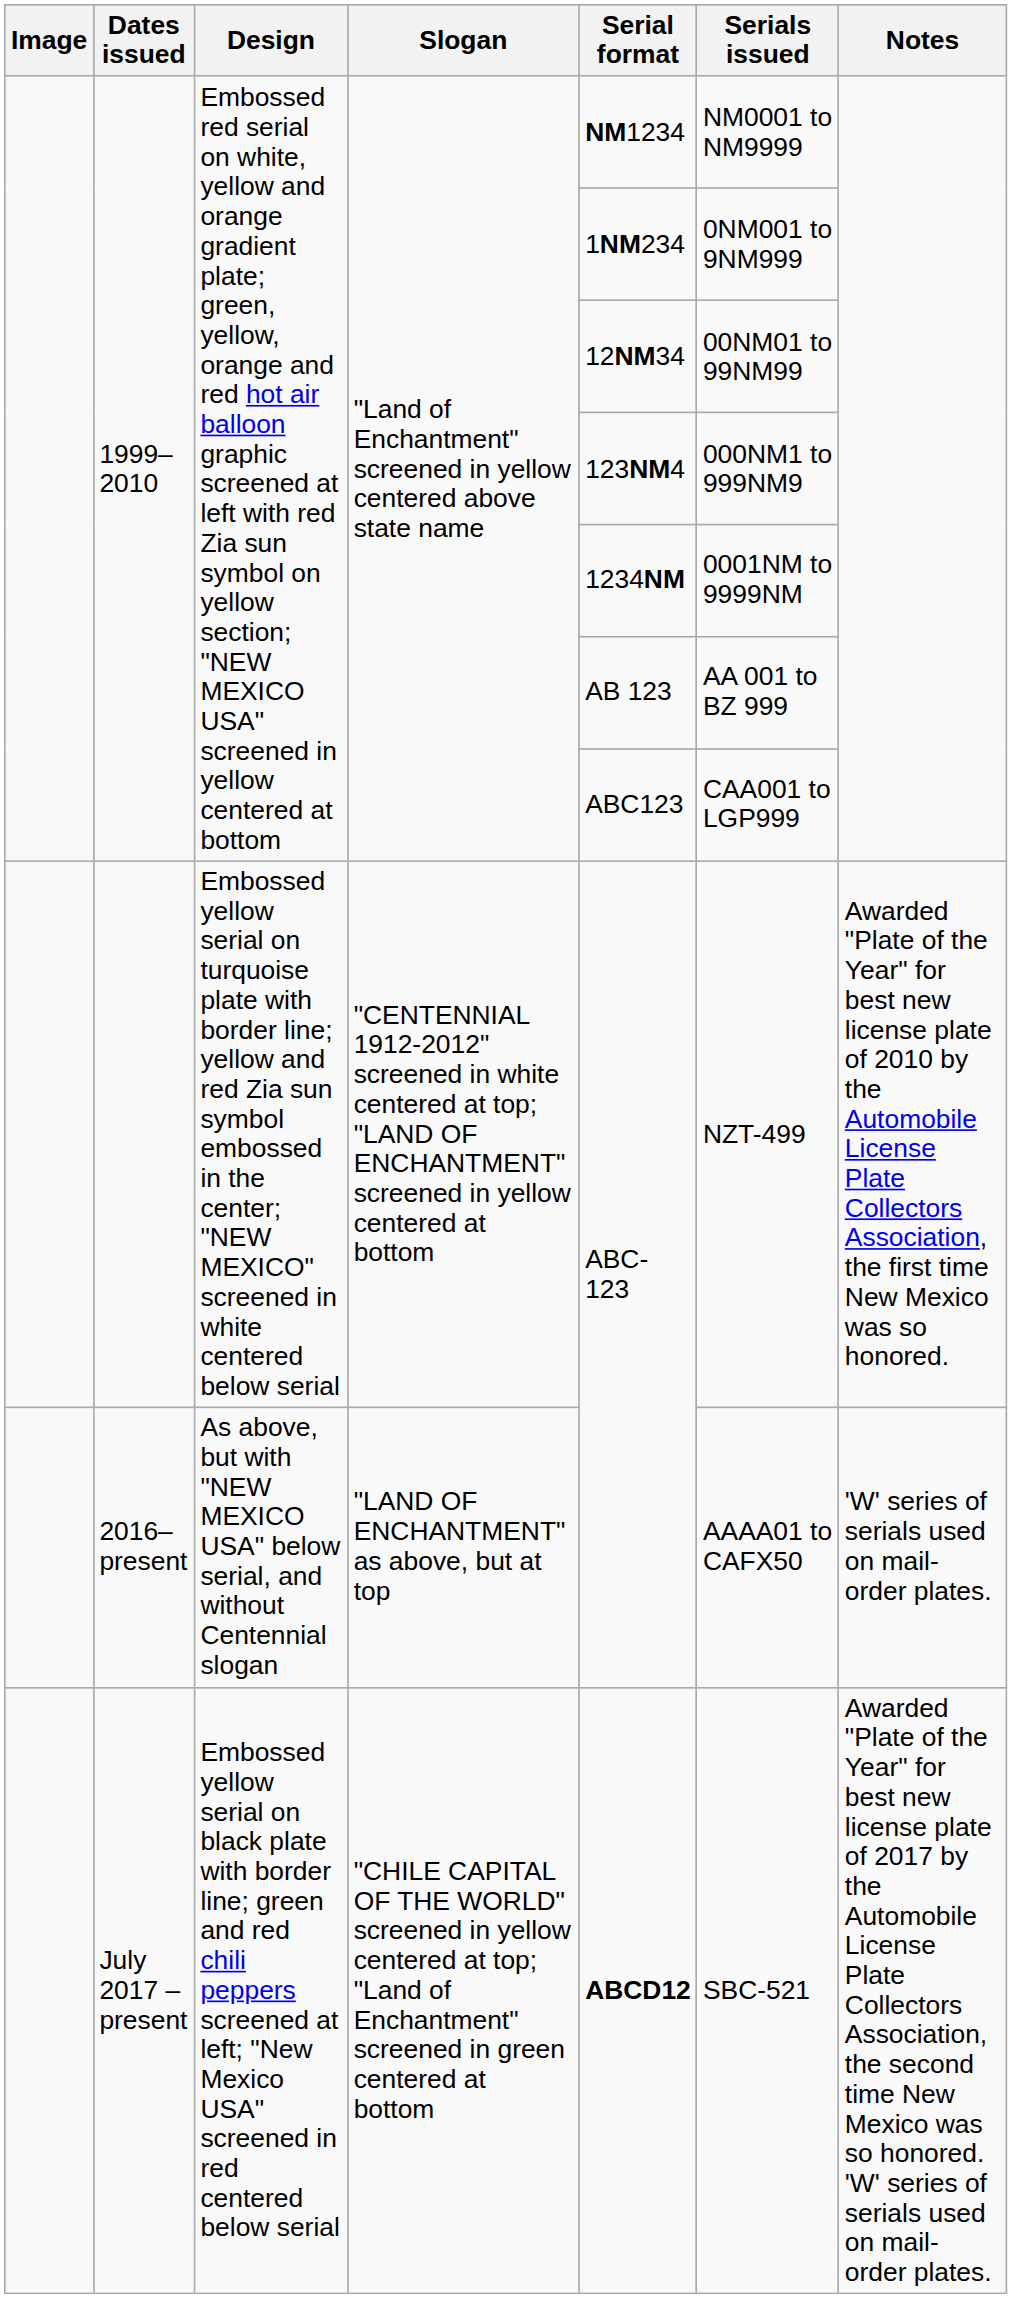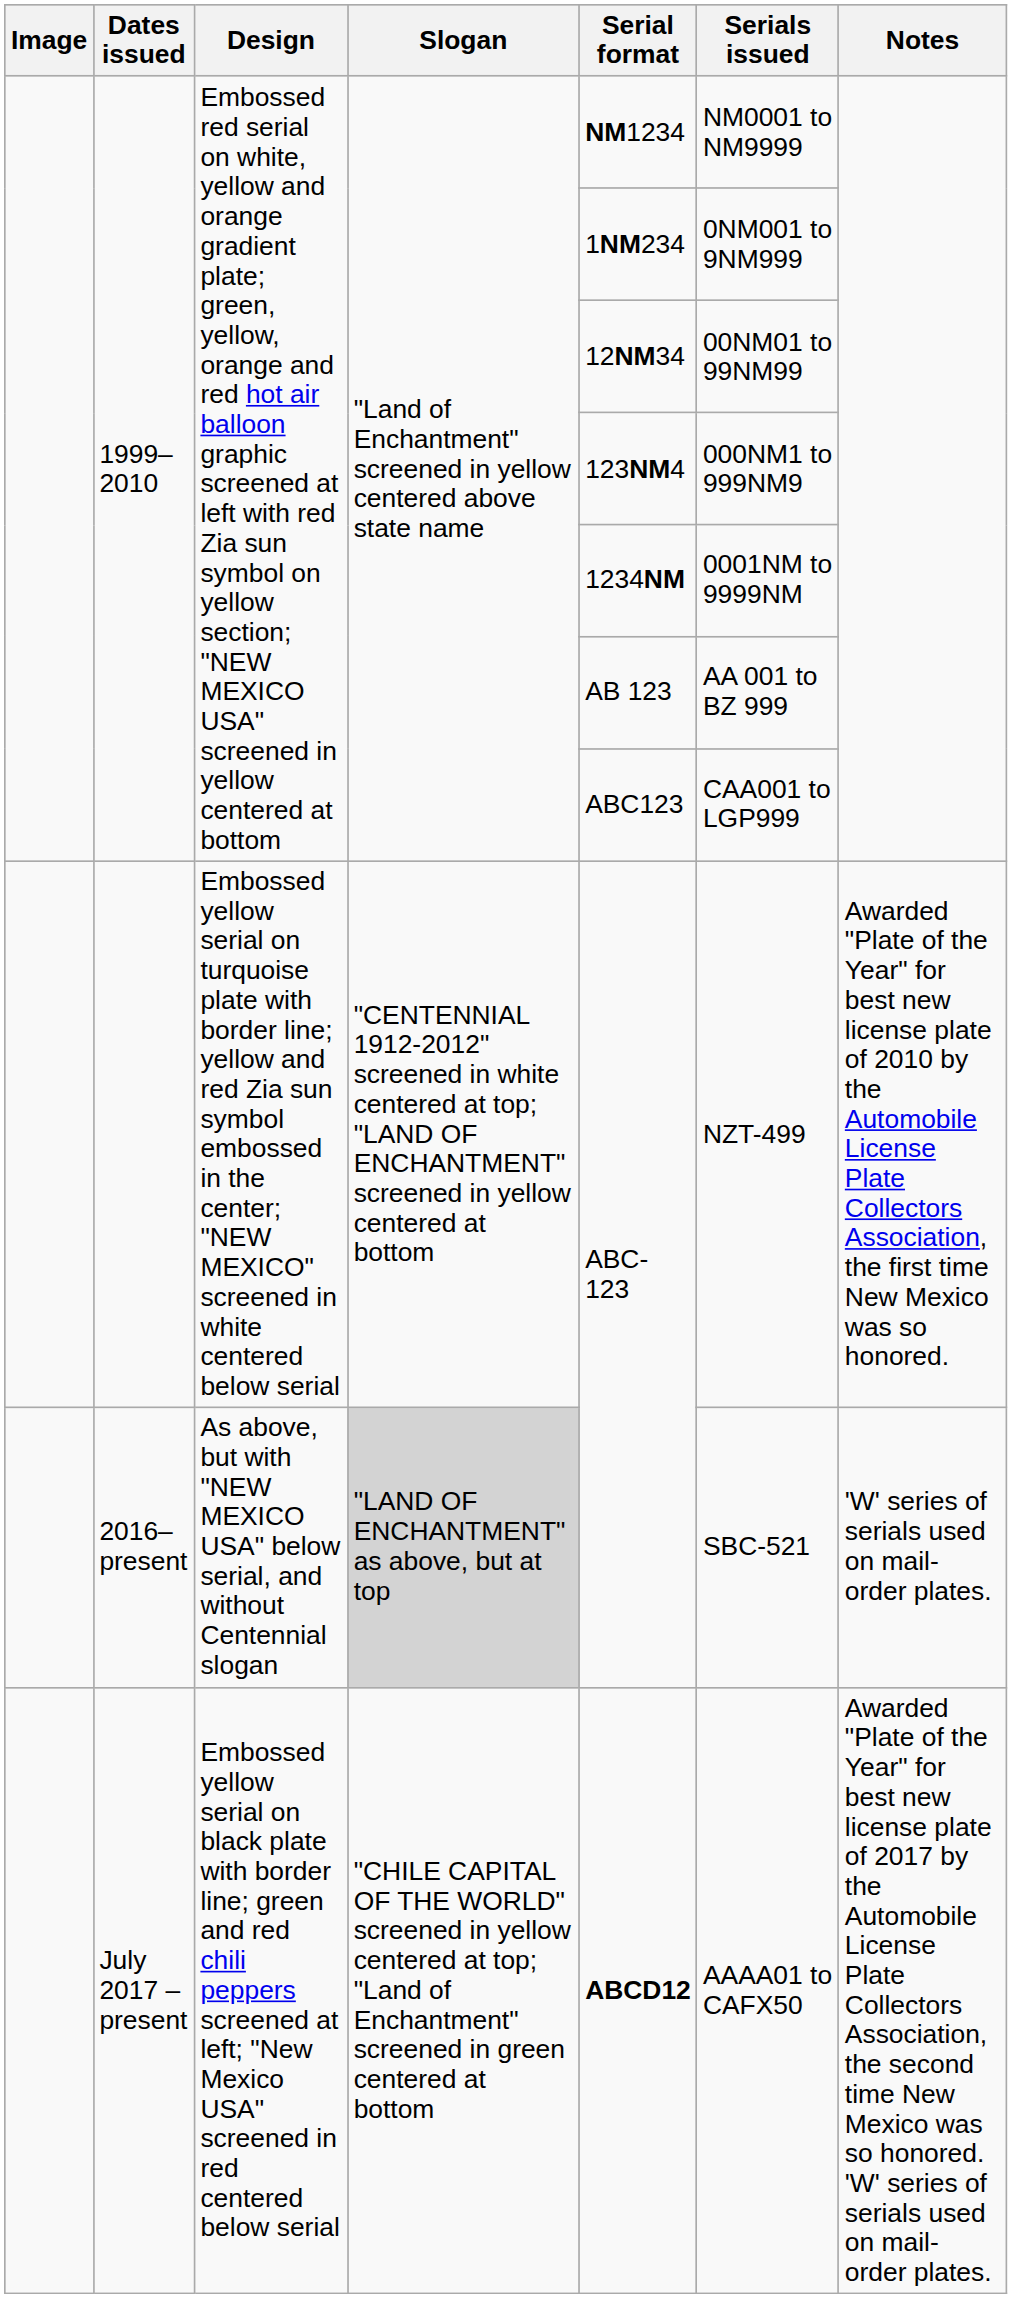(460, 1546) no background -> (460, 1546) lightgrey background
(768, 1546) AAAA01 to CAFX50 -> (756, 1546) SBC-521
(756, 1989) SBC-521 -> (768, 1989) AAAA01 to CAFX50
